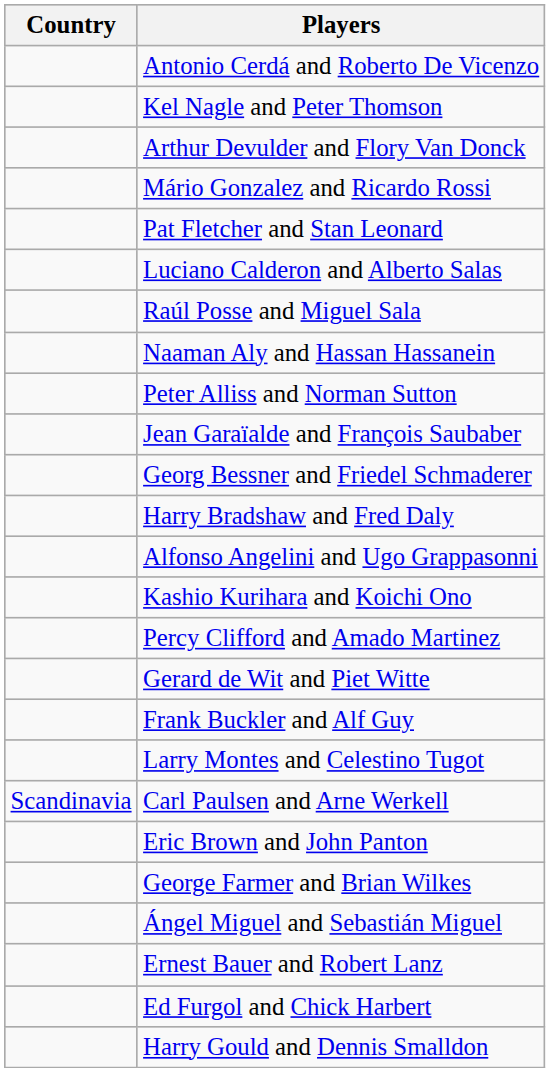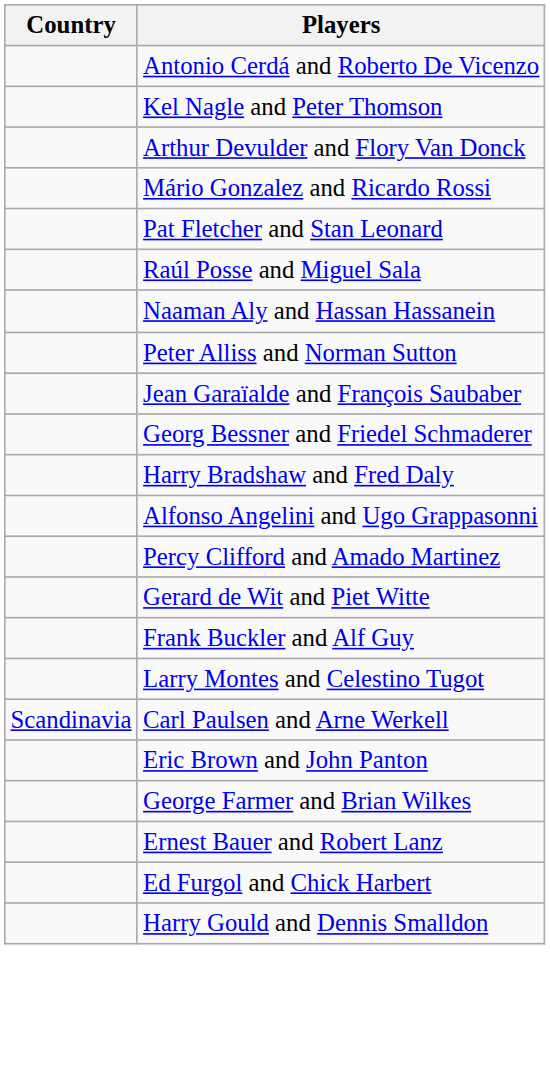- row: (323, 270)
- row: (307, 597)
- row: (323, 923)
